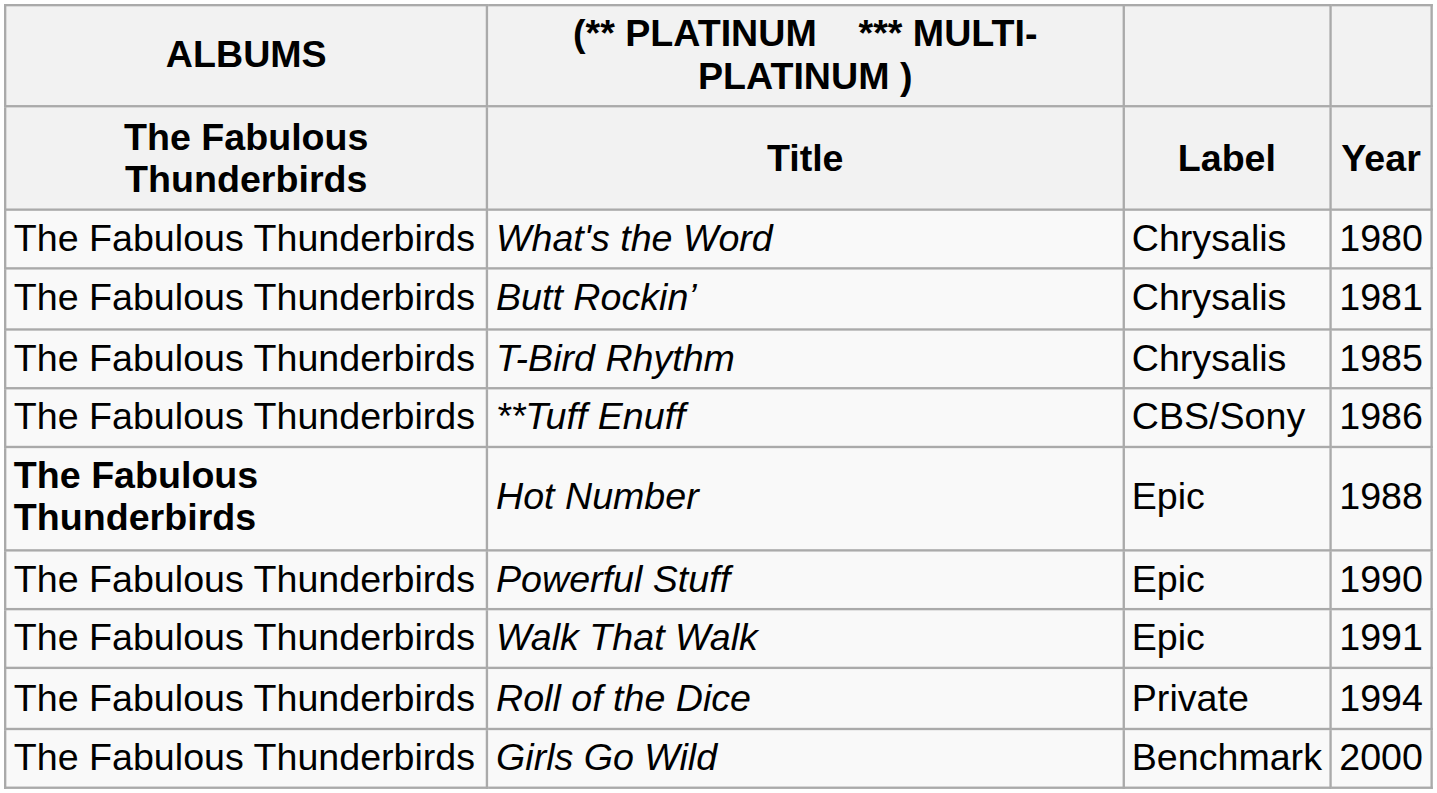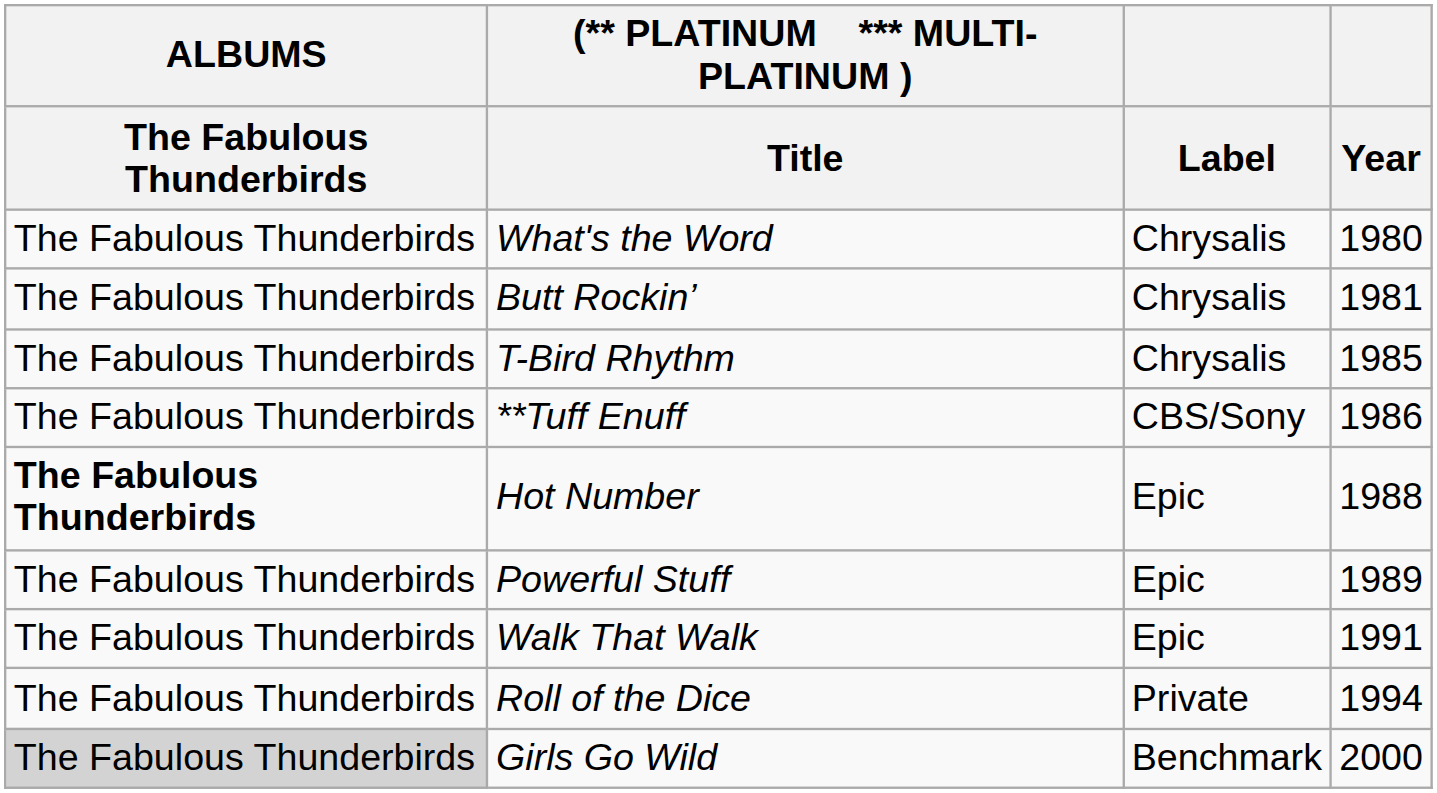(1381, 578) 1990 -> (1381, 578) 1989
(244, 757) no background -> (244, 757) lightgrey background
